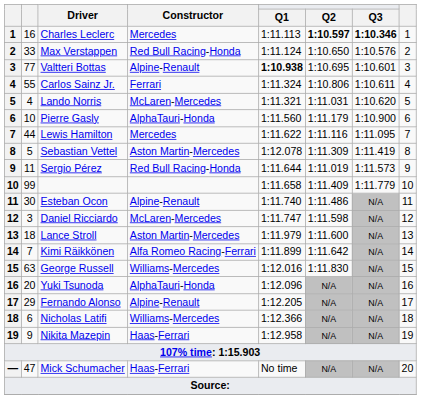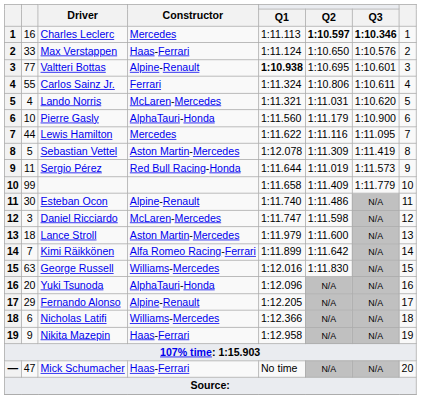(185, 51) Red Bull Racing-Honda -> (160, 51) Haas-Ferrari
